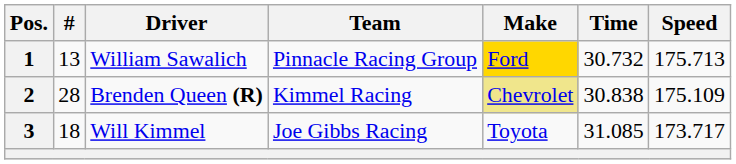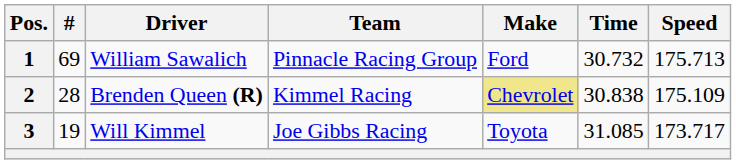(69, 58) 13 -> (69, 58) 69
(508, 58) gold background -> (508, 58) no background
(69, 131) 18 -> (69, 131) 19
